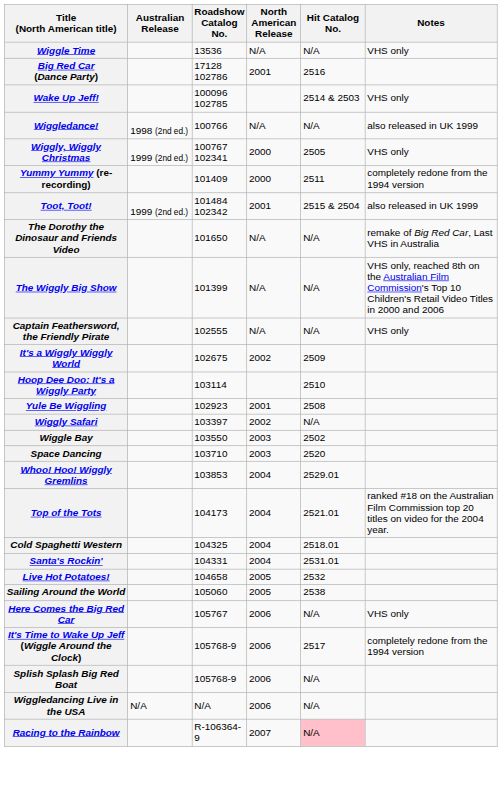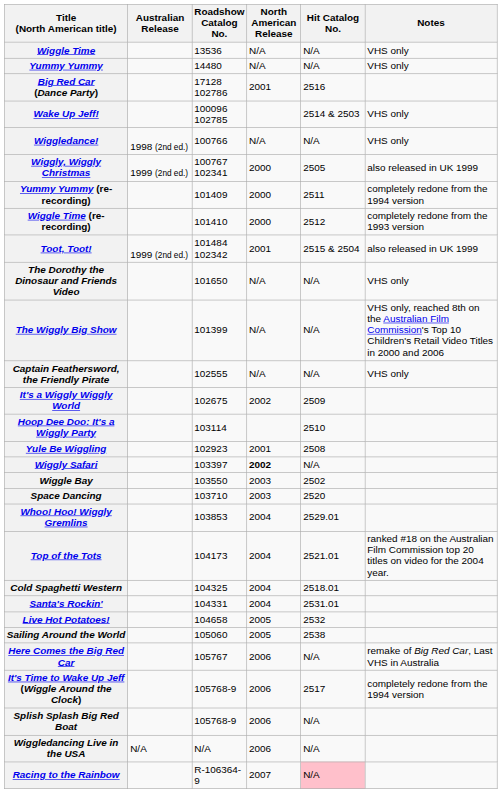+ row: (66, 66)
(423, 125) also released in UK 1999 -> (388, 141) VHS only
(388, 152) VHS only -> (423, 168) also released in UK 1999
+ row: (66, 221)
(430, 238) remake of Big Red Car, Last VHS in Australia -> (388, 281) VHS only
(260, 422) normal -> (260, 464) bold
(388, 614) VHS only -> (430, 656) remake of Big Red Car, Last VHS in Australia
